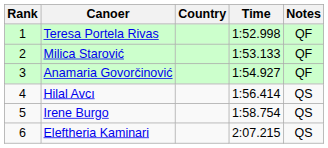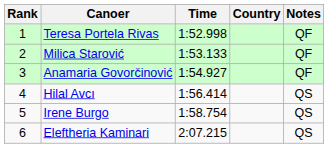columns swapped: (202, 14) <-> (256, 14)
